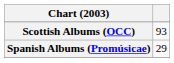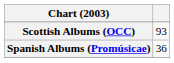(161, 48) 29 -> (161, 48) 36
